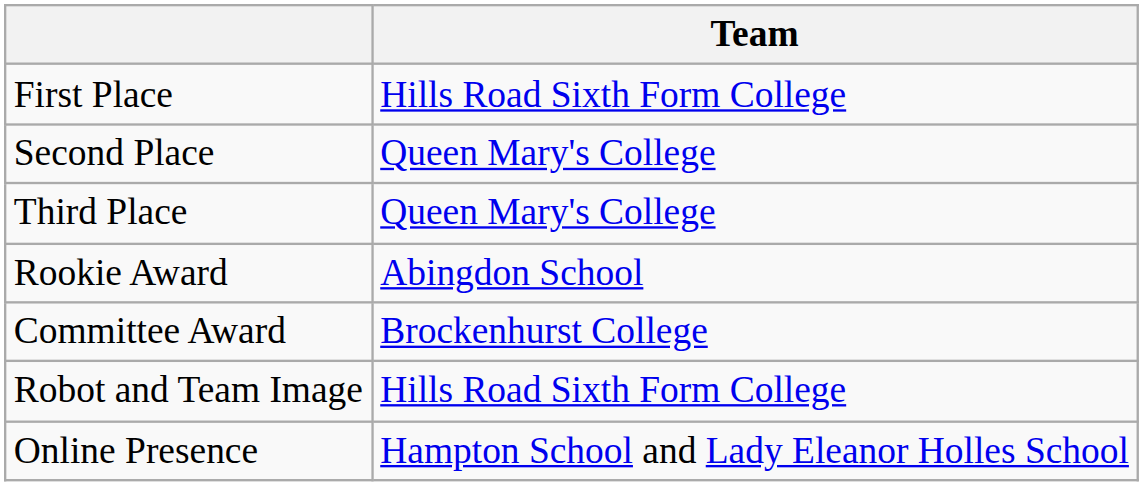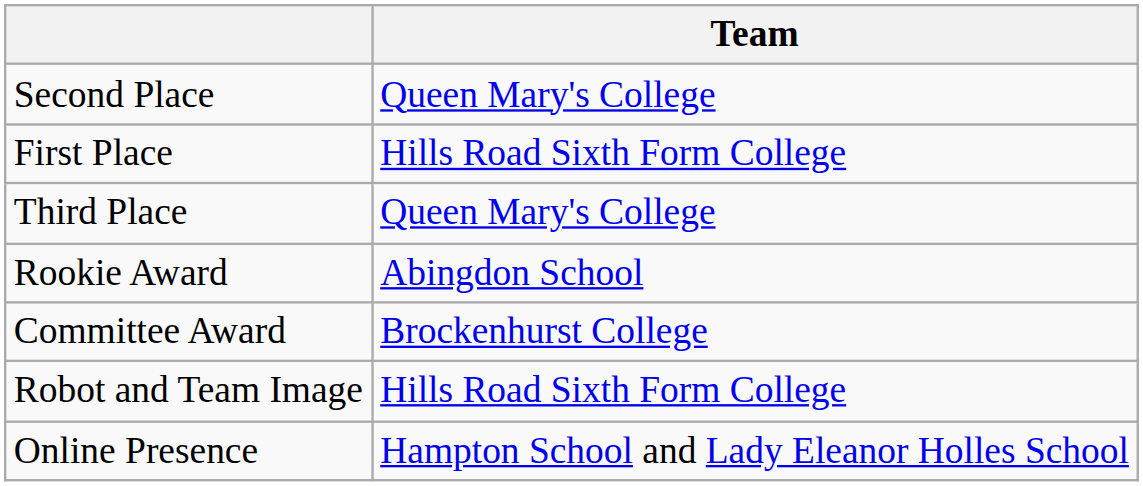rows swapped: (93, 93) <-> (114, 152)
